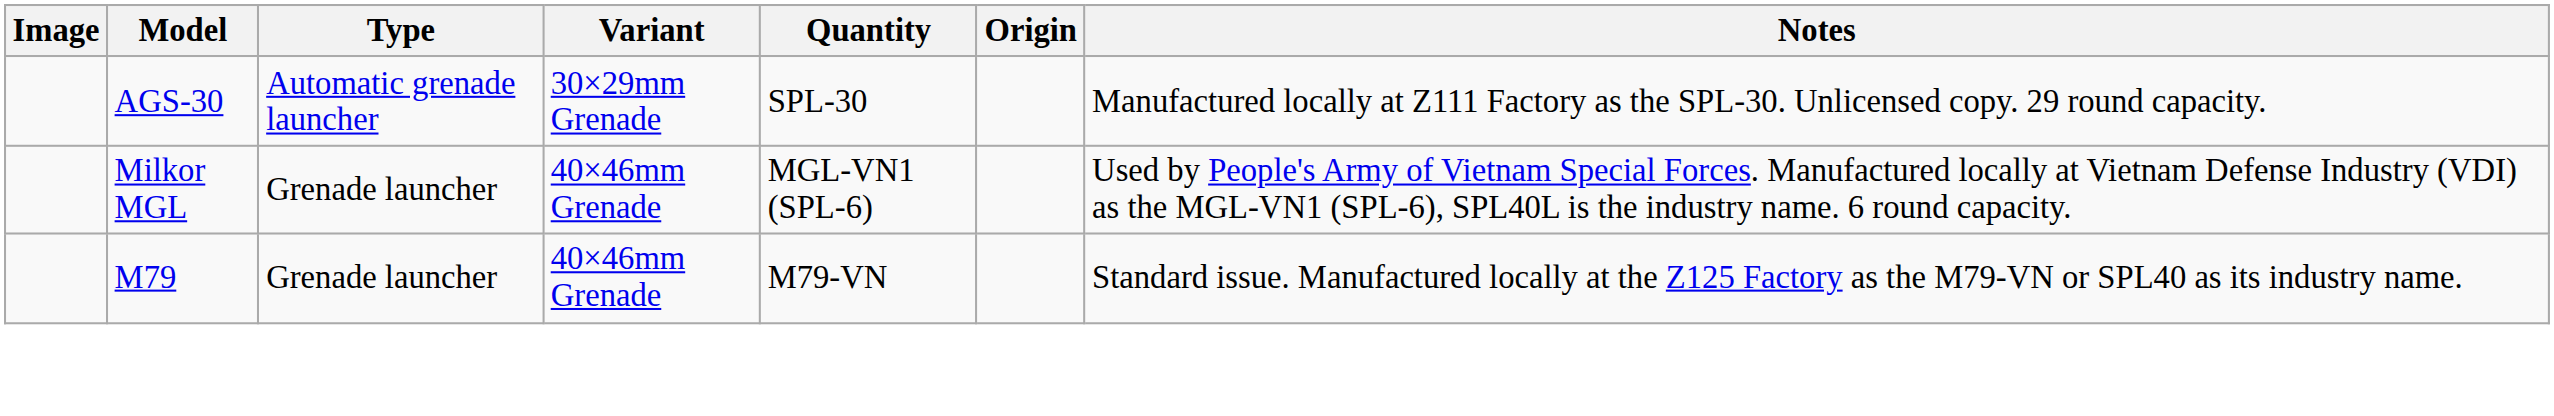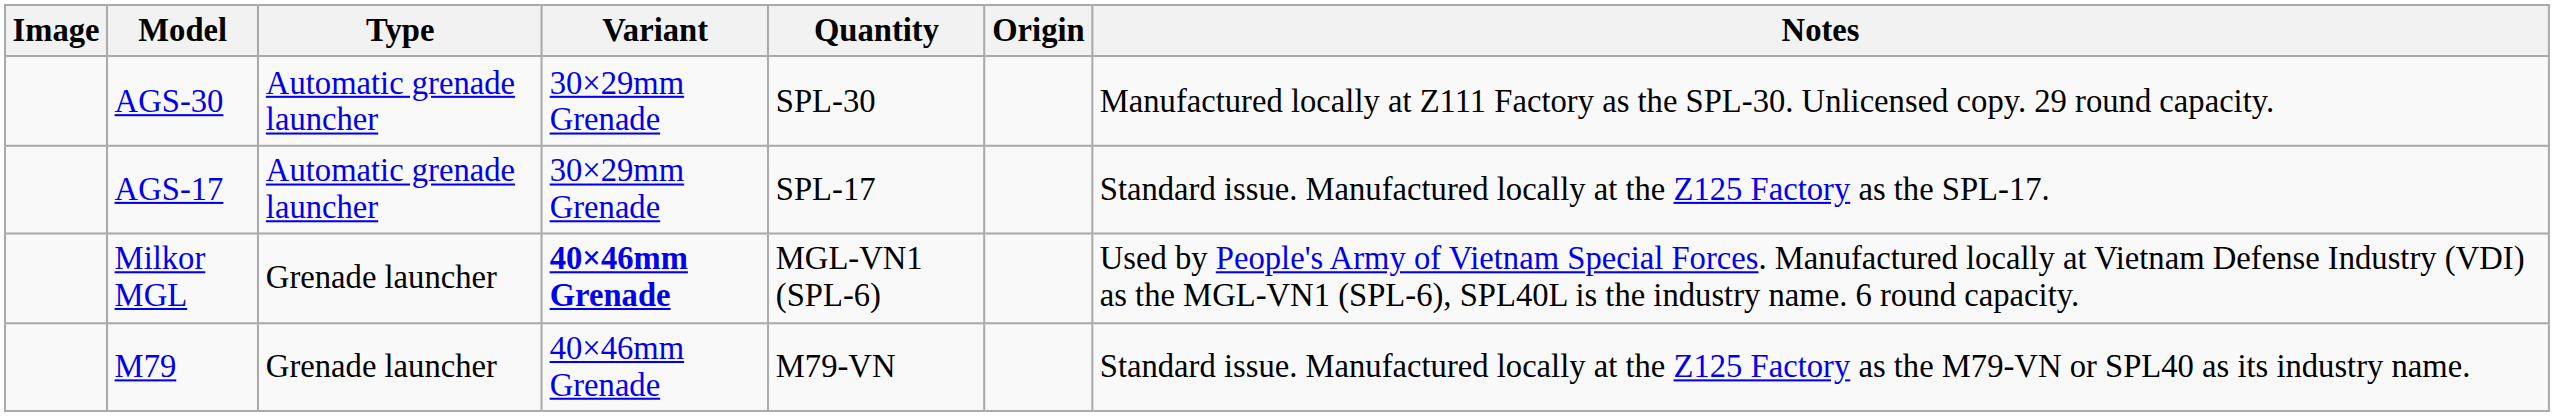+ row: (169, 188)
(618, 188) normal -> (619, 277) bold
